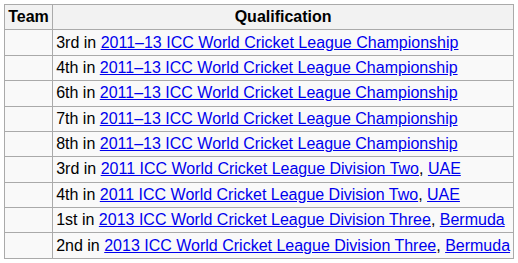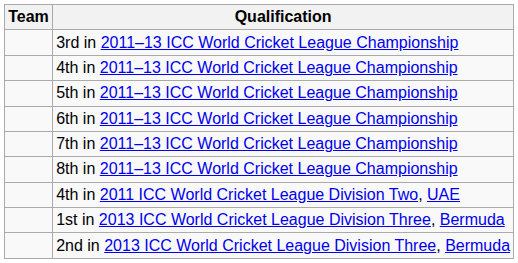+ row: (257, 93)
- row: (258, 169)
